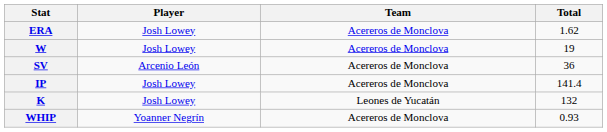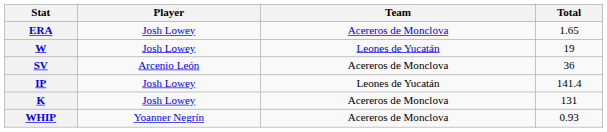(569, 30) 1.62 -> (569, 30) 1.65
(398, 48) Acereros de Monclova -> (398, 48) Leones de Yucatán
(398, 83) Acereros de Monclova -> (398, 83) Leones de Yucatán
(398, 100) Leones de Yucatán -> (398, 100) Acereros de Monclova
(569, 100) 132 -> (569, 100) 131
